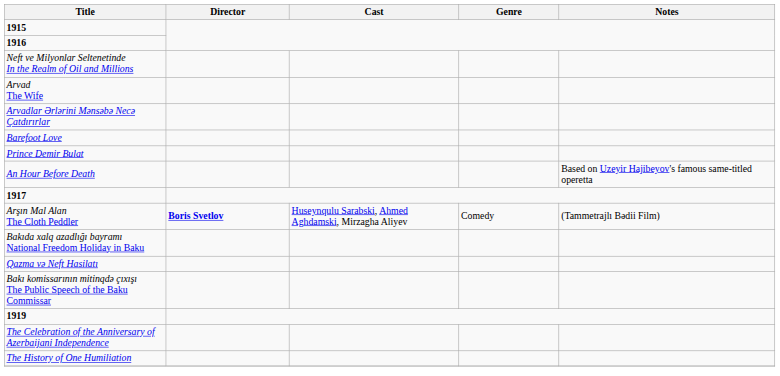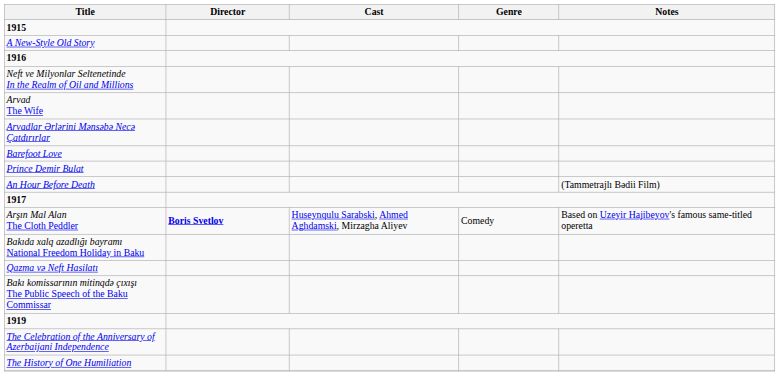+ row: (51, 43)
(657, 174) Based on Uzeyir Hajibeyov's famous same-titled operetta -> (611, 184) (Tammetrajlı Bədii Film)
(611, 216) (Tammetrajlı Bədii Film) -> (657, 220) Based on Uzeyir Hajibeyov's famous same-titled operetta
